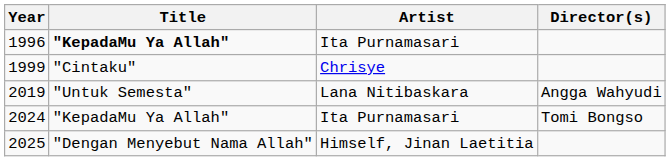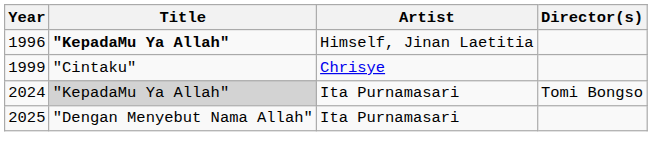(390, 42) Ita Purnamasari -> (427, 42) Himself, Jinan Laetitia
- row: (27, 93)
(141, 118) no background -> (141, 93) lightgrey background
(427, 143) Himself, Jinan Laetitia -> (390, 118) Ita Purnamasari
